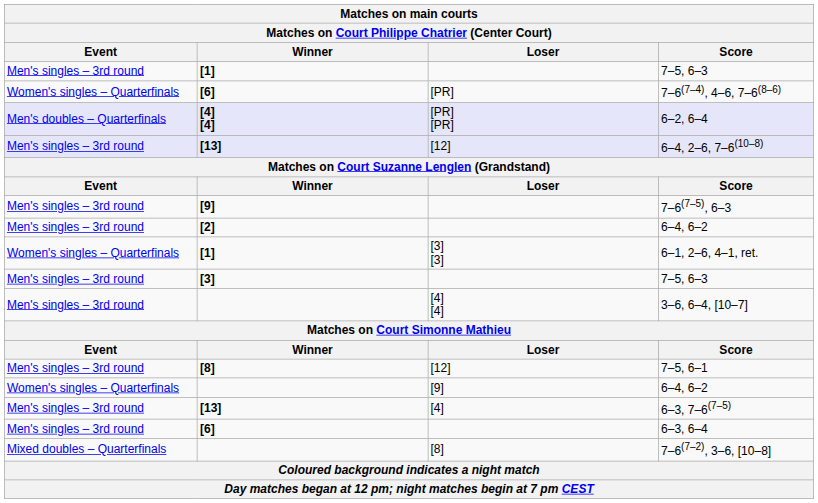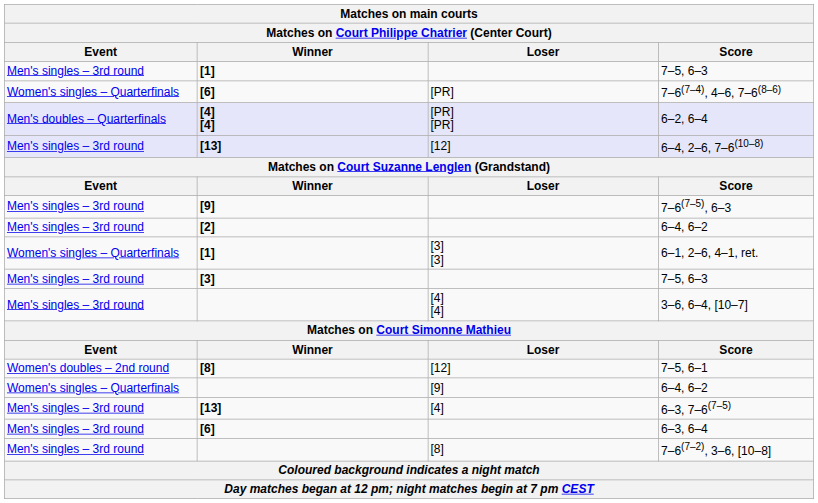(75, 368) Men's singles – 3rd round -> (88, 368) Women's doubles – 2nd round
(87, 449) Mixed doubles – Quarterfinals -> (75, 449) Men's singles – 3rd round
